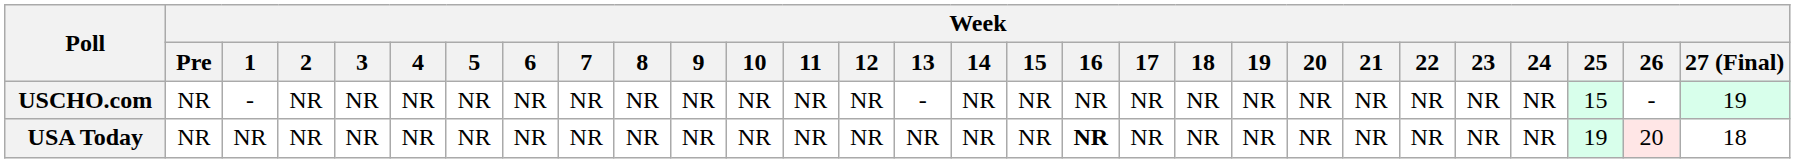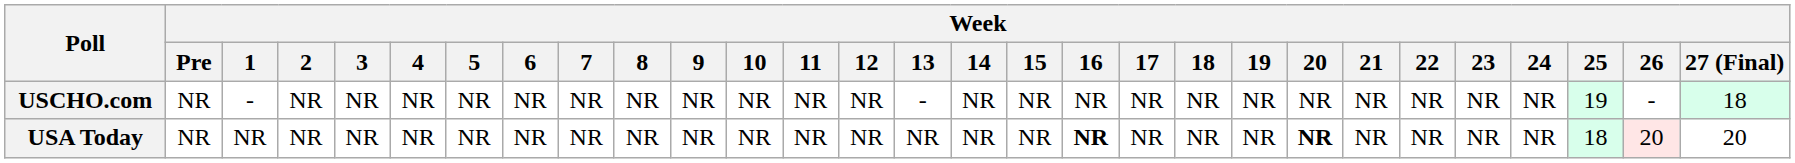(1595, 99) 15 -> (1595, 99) 19
(1735, 99) 19 -> (1735, 99) 18
(1315, 137) normal -> (1315, 137) bold
(1595, 137) 19 -> (1595, 137) 18
(1735, 137) 18 -> (1735, 137) 20
